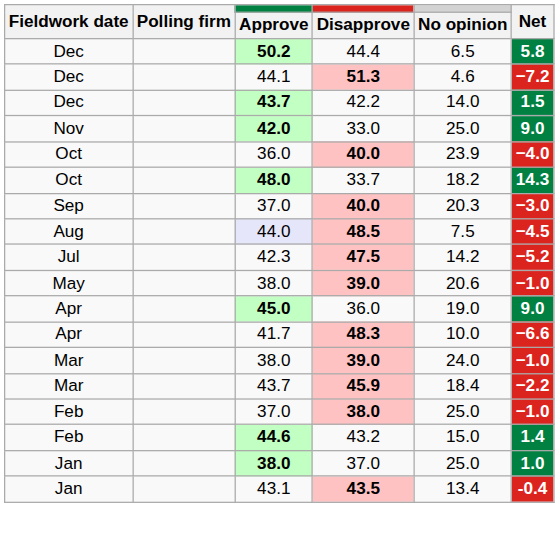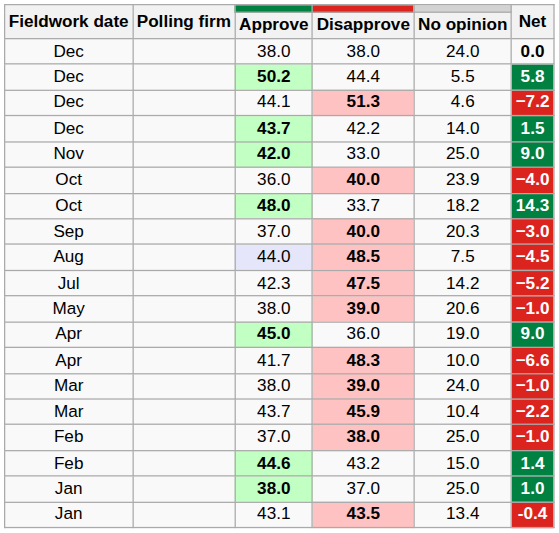+ row: (69, 50)
(463, 50) 6.5 -> (463, 76) 5.5
(463, 385) 18.4 -> (463, 411) 10.4
